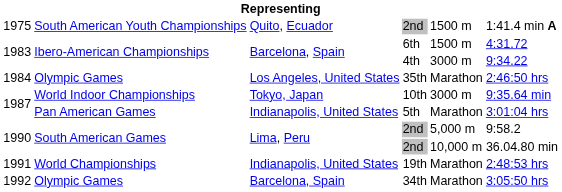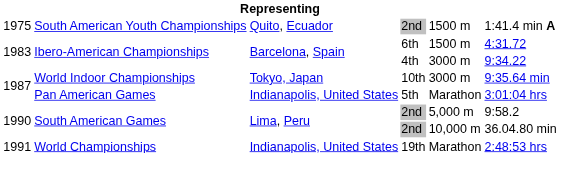- row: (17, 78)
- row: (17, 181)
